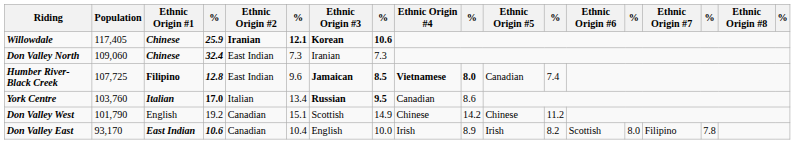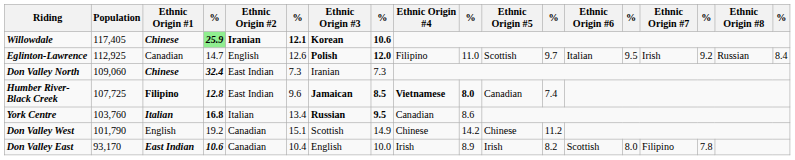(214, 39) no background -> (215, 39) lightgreen background
+ row: (47, 55)
(214, 99) 17.0 -> (215, 115) 16.8
